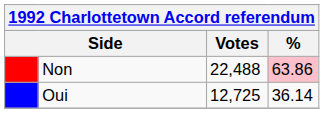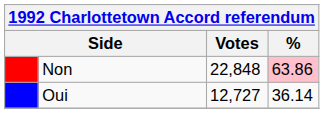(235, 70) 22,488 -> (235, 70) 22,848
(235, 96) 12,725 -> (235, 96) 12,727
